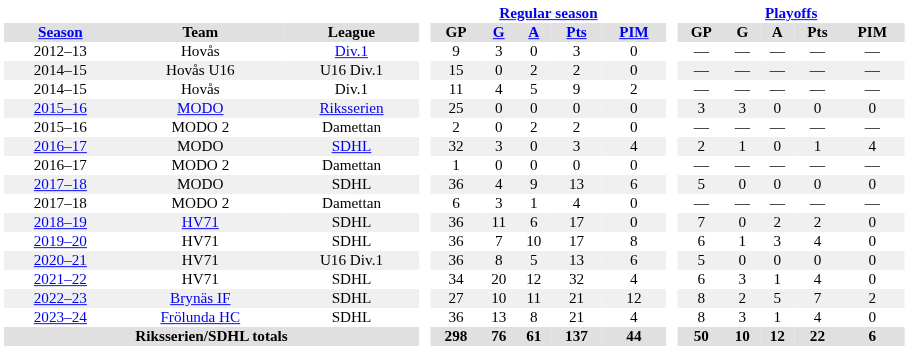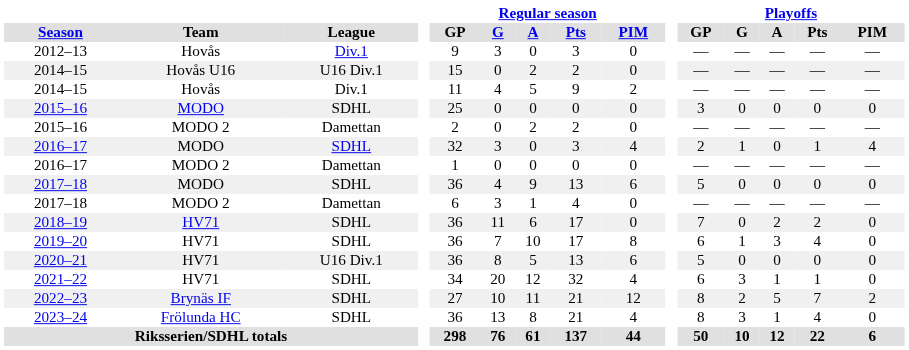(351, 108) Riksserien -> (351, 108) SDHL
(742, 108) 3 -> (742, 108) 0
(817, 279) 4 -> (817, 279) 1
